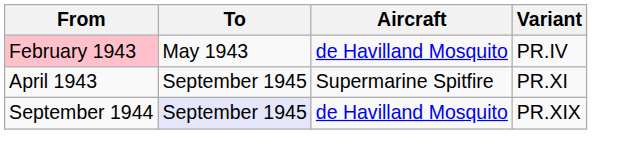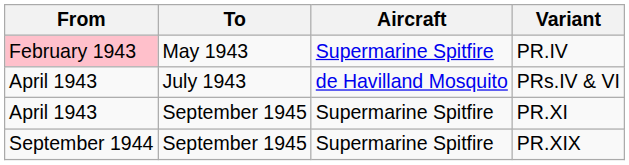(412, 50) de Havilland Mosquito -> (405, 50) Supermarine Spitfire
+ row: (568, 81)
(235, 112) lavender background -> (235, 143) no background
(412, 112) de Havilland Mosquito -> (405, 143) Supermarine Spitfire
